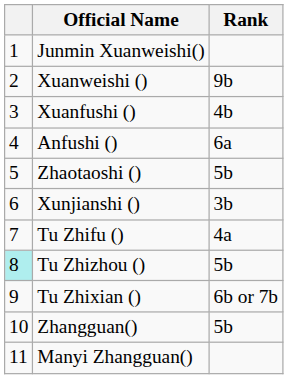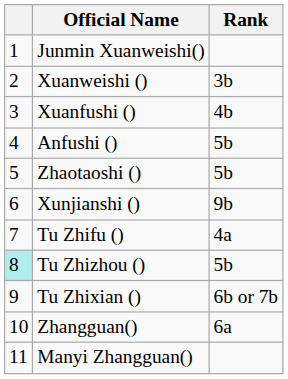(223, 81) 9b -> (223, 81) 3b
(223, 142) 6a -> (223, 142) 5b
(223, 204) 3b -> (223, 204) 9b
(223, 326) 5b -> (223, 326) 6a
